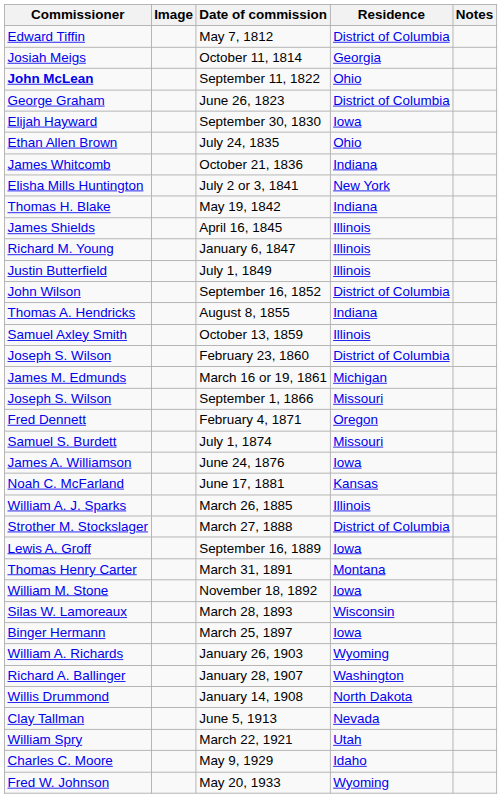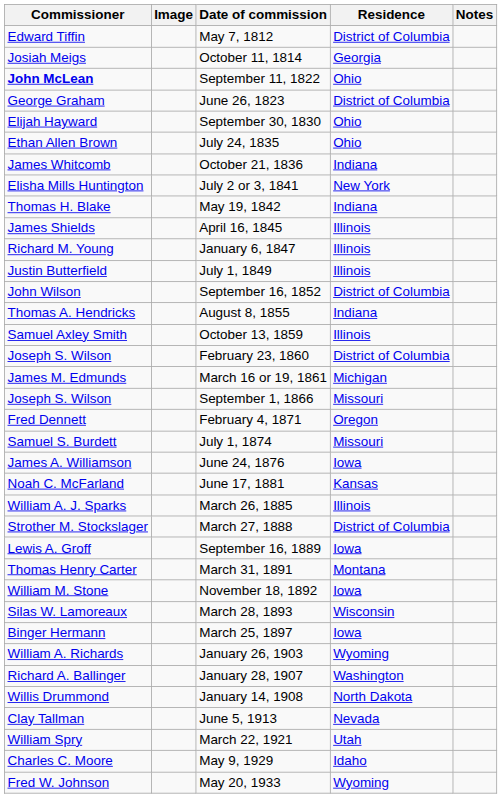(347, 121) Iowa -> (347, 121) Ohio
